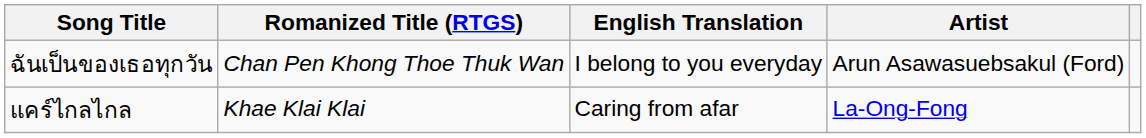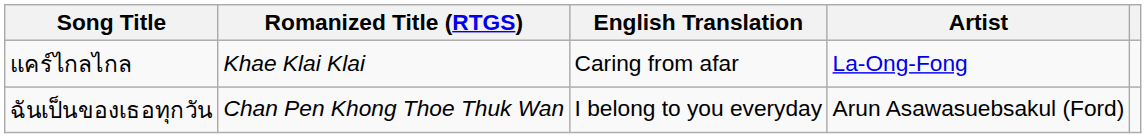rows swapped: (71, 110) <-> (111, 64)
